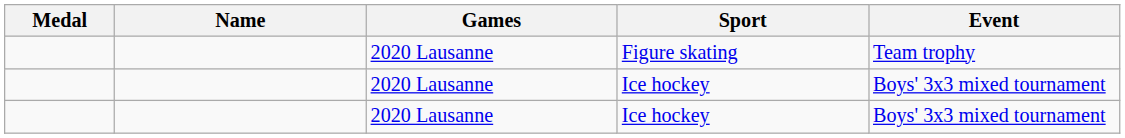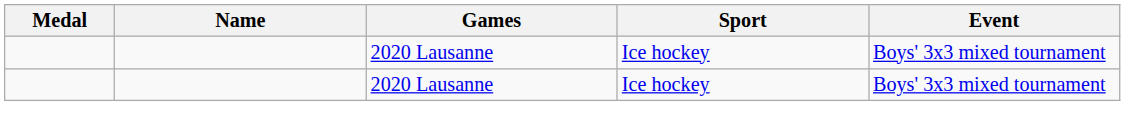- row: (60, 53)
